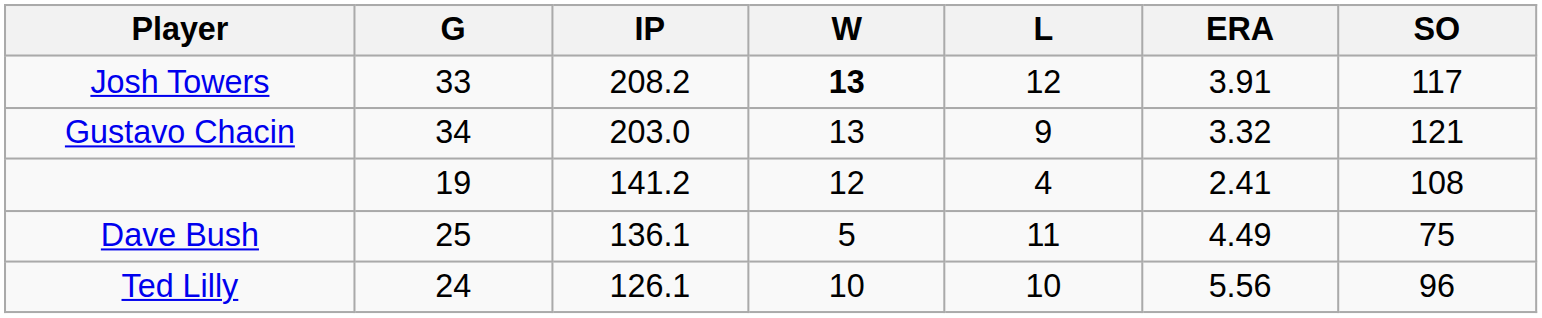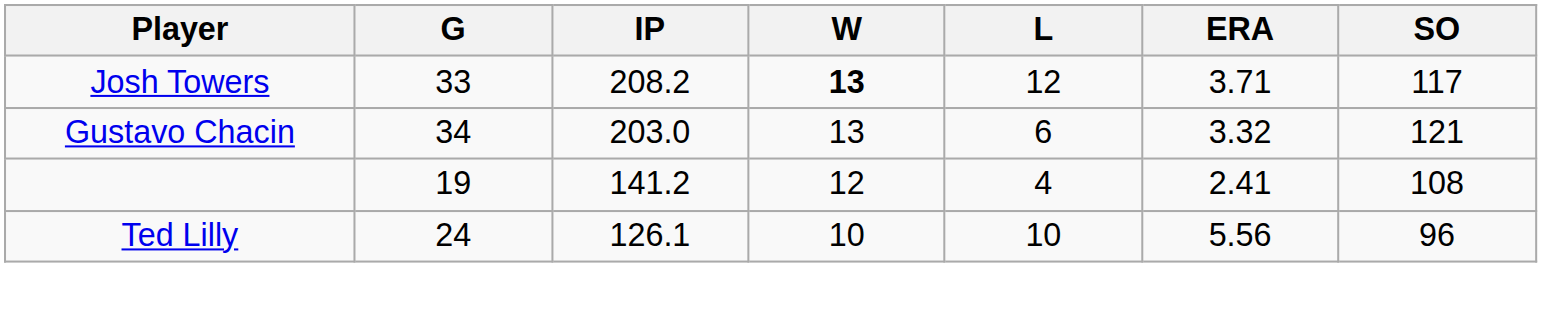(1240, 81) 3.91 -> (1240, 81) 3.71
(1043, 132) 9 -> (1043, 132) 6
- row: (180, 235)
